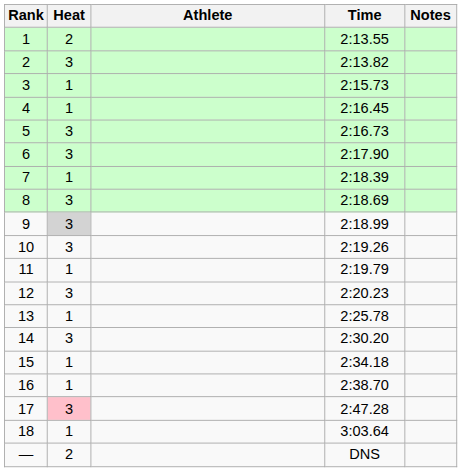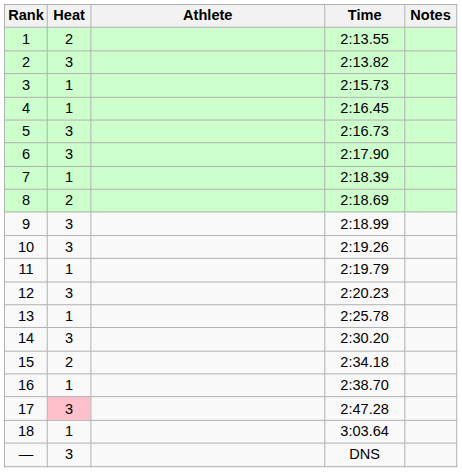(69, 200) 3 -> (69, 200) 2
(69, 223) lightgrey background -> (69, 223) no background
(69, 362) 1 -> (69, 362) 2
(69, 454) 2 -> (69, 454) 3
